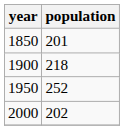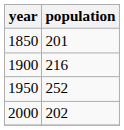(57, 64) 218 -> (57, 64) 216
